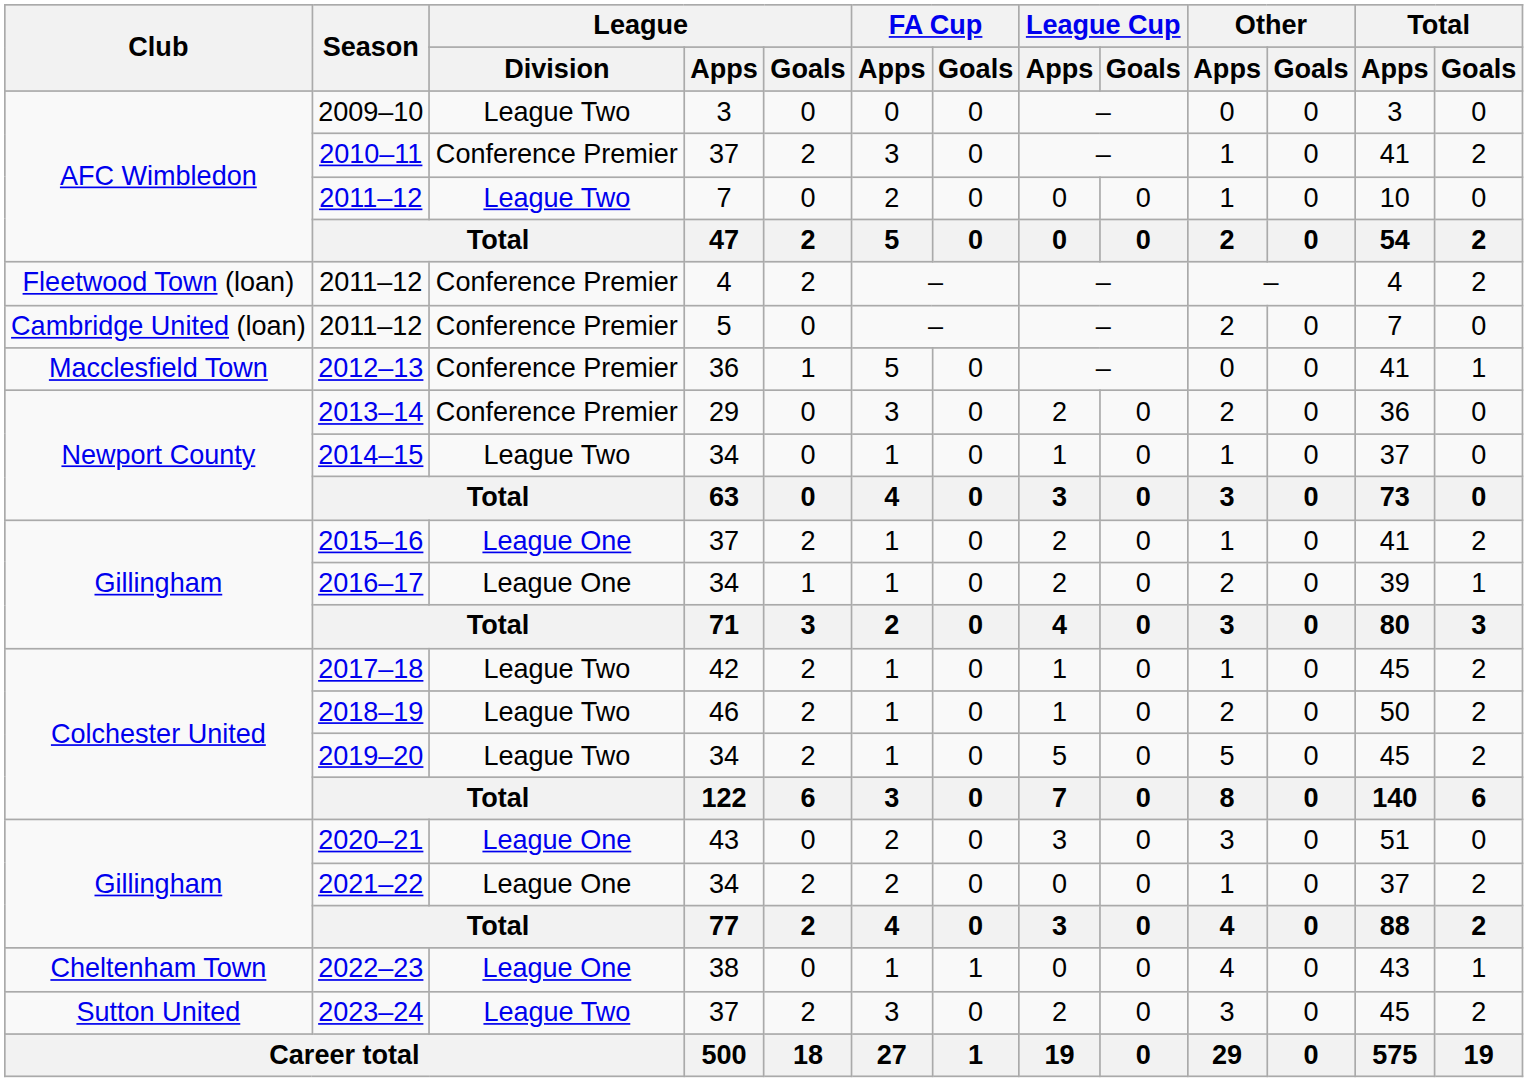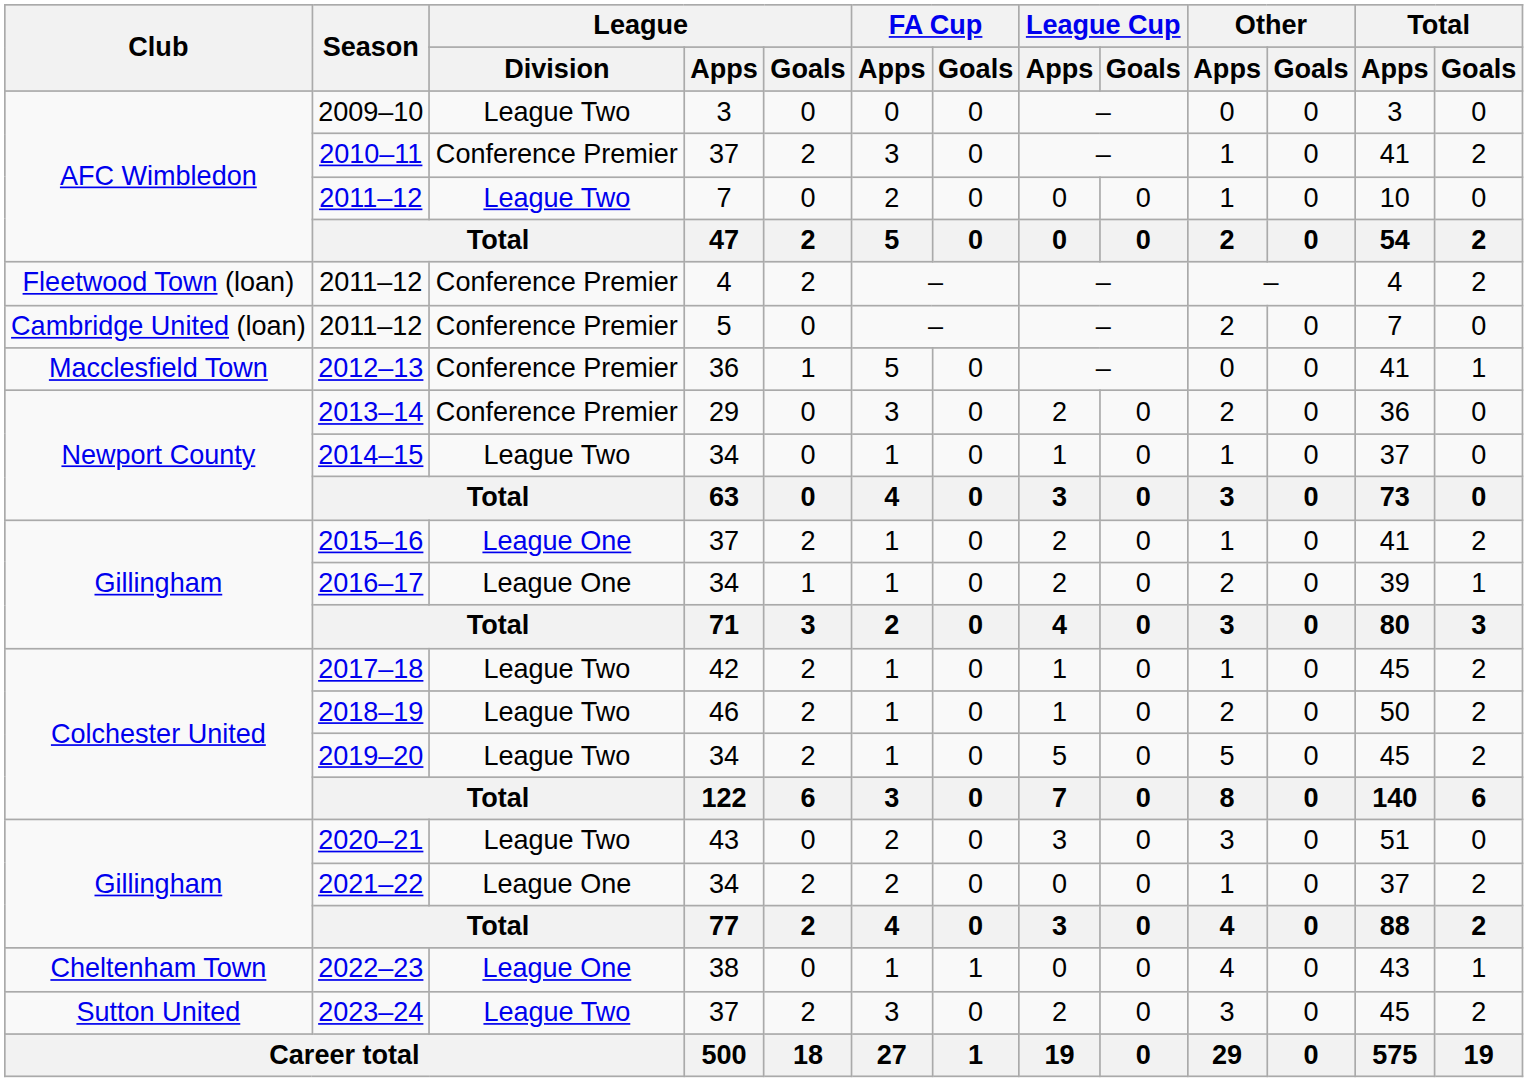(557, 840) League One -> (557, 840) League Two
